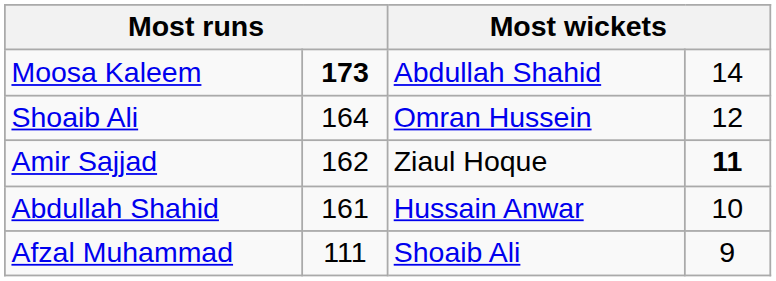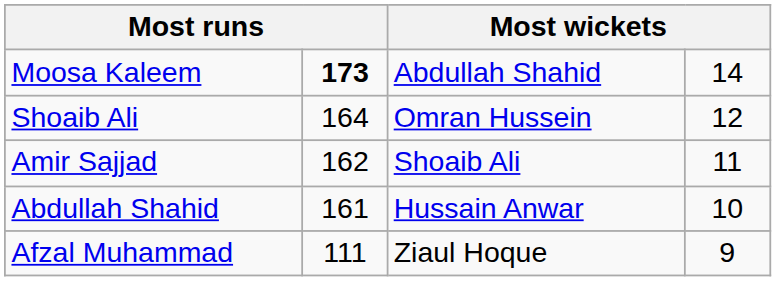(470, 162) Ziaul Hoque -> (457, 162) Shoaib Ali
(727, 162) bold -> (727, 162) normal
(457, 252) Shoaib Ali -> (470, 252) Ziaul Hoque
